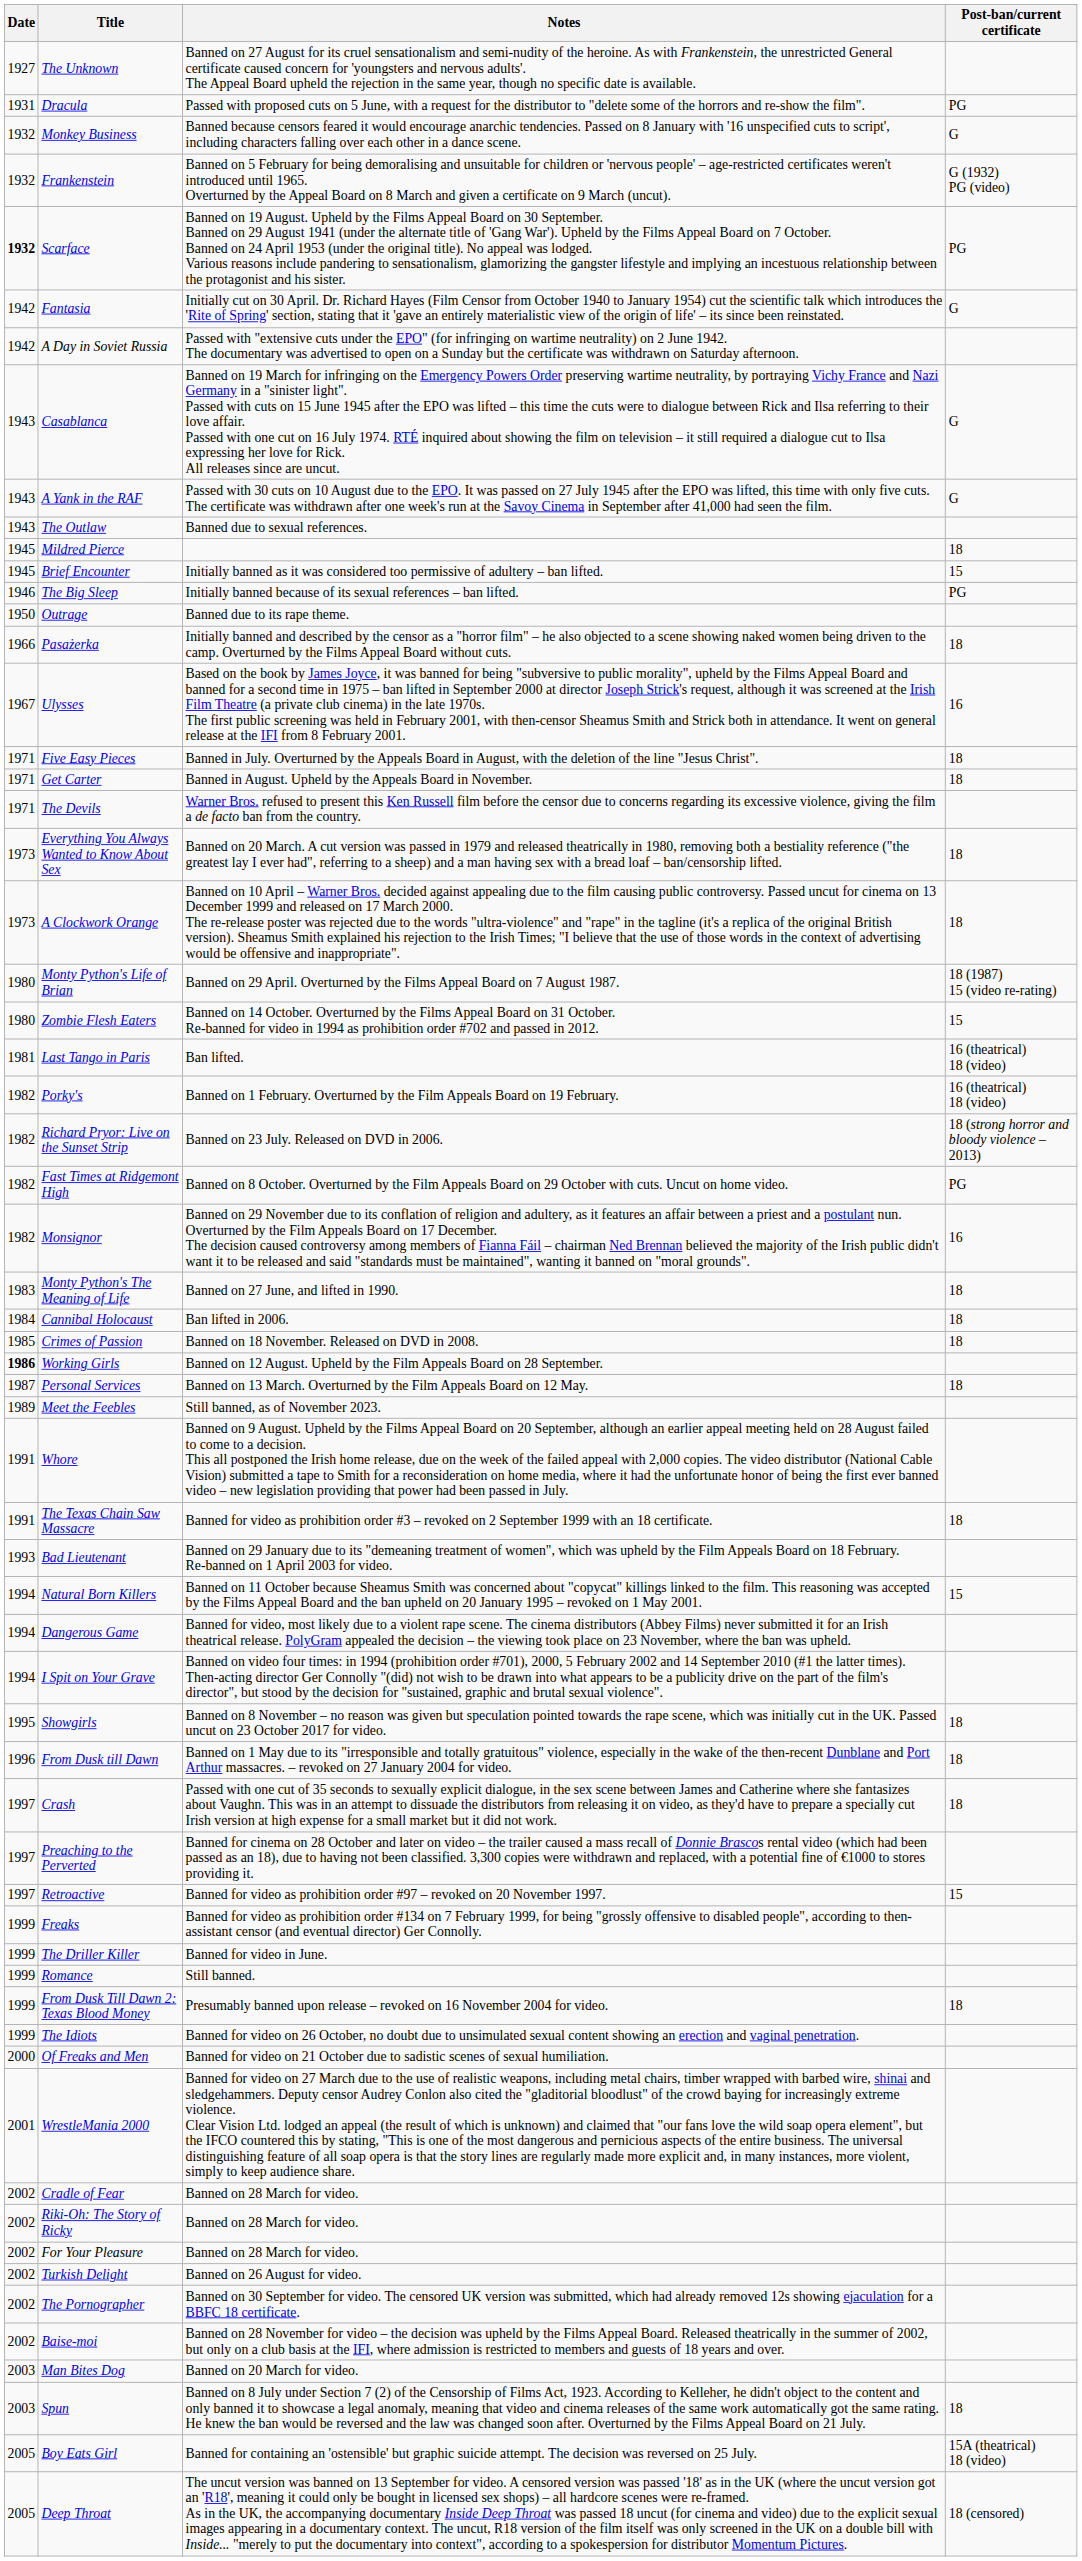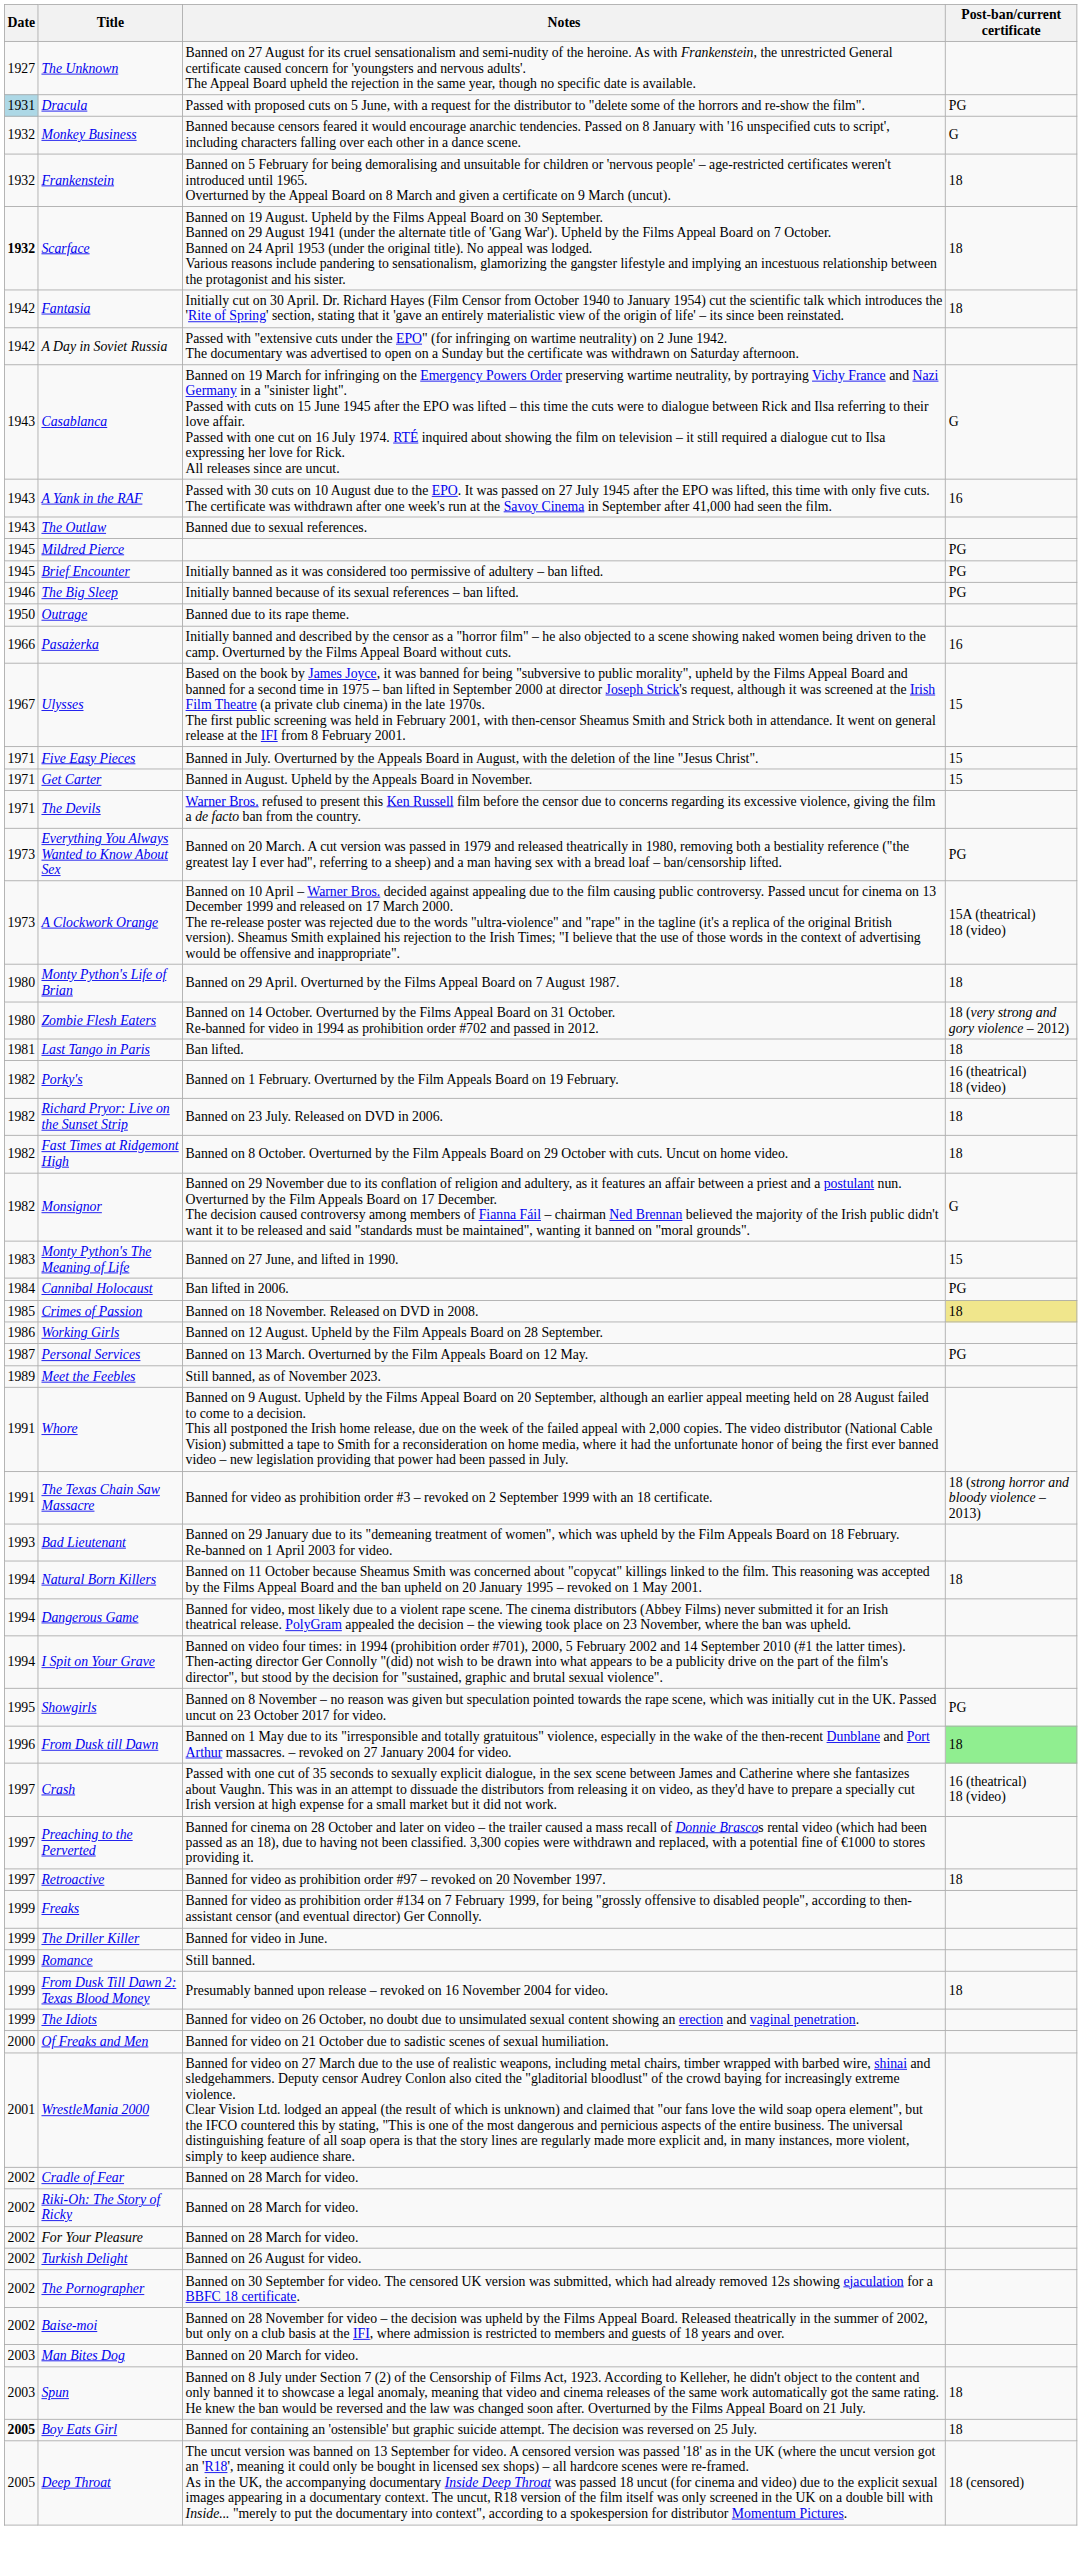(21, 105) no background -> (21, 105) lightblue background
(979, 180) G (1932) PG (video) -> (956, 180) 18
(958, 248) PG -> (956, 248) 18
(954, 308) G -> (956, 308) 18
(954, 498) G -> (956, 498) 16
(956, 549) 18 -> (958, 549) PG
(956, 571) 15 -> (958, 571) PG
(956, 644) 18 -> (956, 644) 16
(956, 705) 16 -> (956, 705) 15
(956, 757) 18 -> (956, 757) 15
(956, 779) 18 -> (956, 779) 15
(956, 854) 18 -> (958, 854) PG
(956, 922) 18 -> (992, 922) 15A (theatrical) 18 (video)
(1003, 983) 18 (1987) 15 (video re-rating) -> (956, 983) 18
(956, 1020) 15 -> (1009, 1020) 18 (very strong and gory violence – 2012)
(988, 1057) 16 (theatrical) 18 (video) -> (956, 1049) 18
(1009, 1140) 18 (strong horror and bloody violence – 2013) -> (956, 1116) 18
(958, 1185) PG -> (956, 1154) 18
(956, 1237) 16 -> (954, 1206) G
(956, 1290) 18 -> (956, 1259) 15
(956, 1320) 18 -> (958, 1289) PG
(956, 1342) no background -> (956, 1311) khaki background
(21, 1363) bold -> (21, 1332) normal
(956, 1385) 18 -> (958, 1354) PG
(956, 1520) 18 -> (1009, 1497) 18 (strong horror and bloody violence – 2013)
(956, 1595) 15 -> (956, 1579) 18
(956, 1722) 18 -> (958, 1707) PG
(956, 1760) no background -> (956, 1744) lightgreen background
(956, 1805) 18 -> (988, 1789) 16 (theatrical) 18 (video)
(956, 1895) 15 -> (956, 1879) 18
(21, 2453) normal -> (21, 2430) bold
(992, 2453) 15A (theatrical) 18 (video) -> (956, 2430) 18
